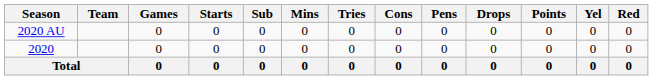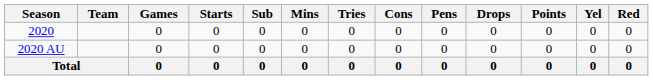rows swapped: (41, 48) <-> (41, 31)
